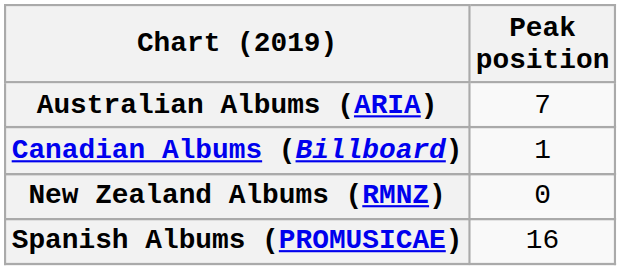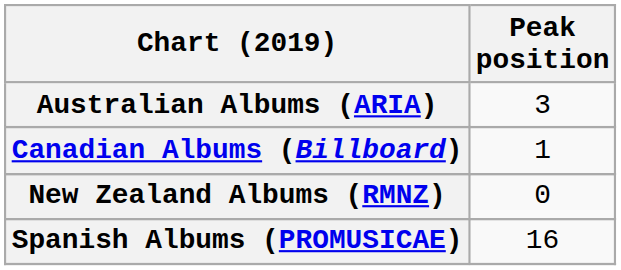(543, 105) 7 -> (543, 105) 3
